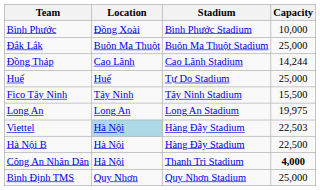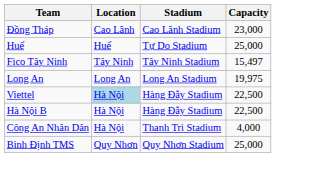- row: (32, 29)
- row: (25, 45)
(293, 62) 14,244 -> (248, 29) 23,000
(293, 95) 15,500 -> (248, 62) 15,497
(293, 128) 22,503 -> (248, 95) 22,500
(293, 161) bold -> (248, 128) normal
